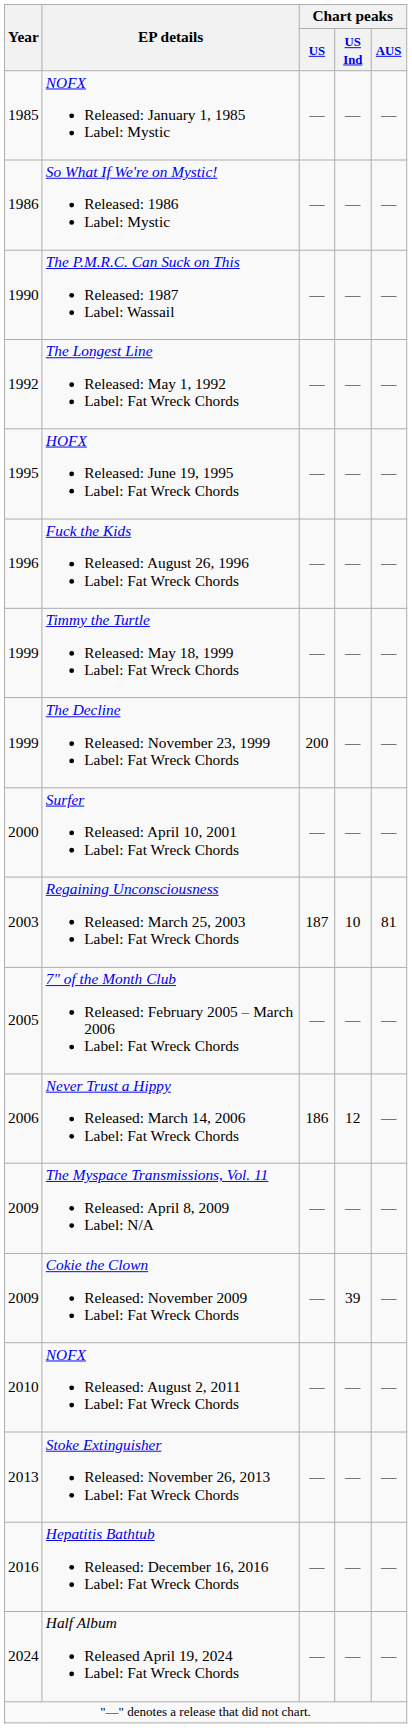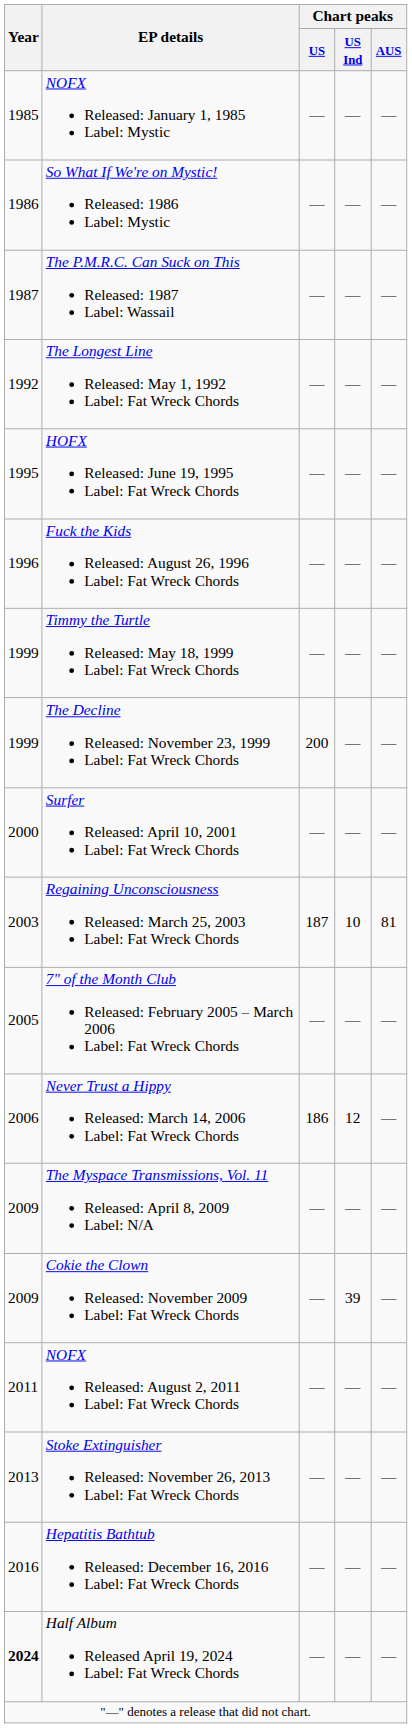(23, 294) 1990 -> (23, 294) 1987
(23, 1387) 2010 -> (23, 1387) 2011
(23, 1656) normal -> (23, 1656) bold
